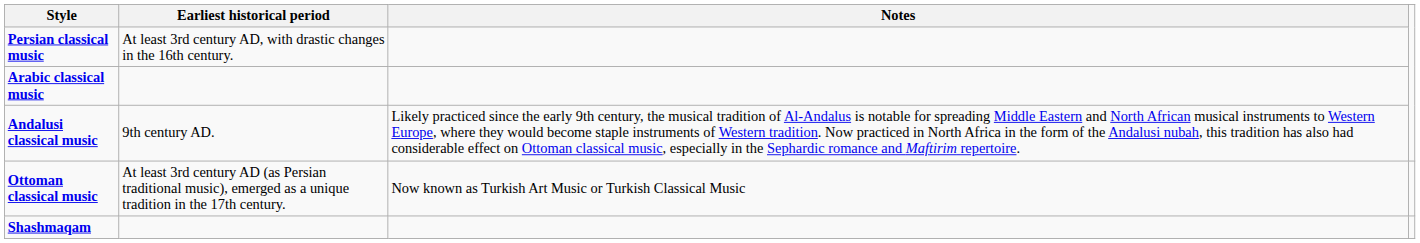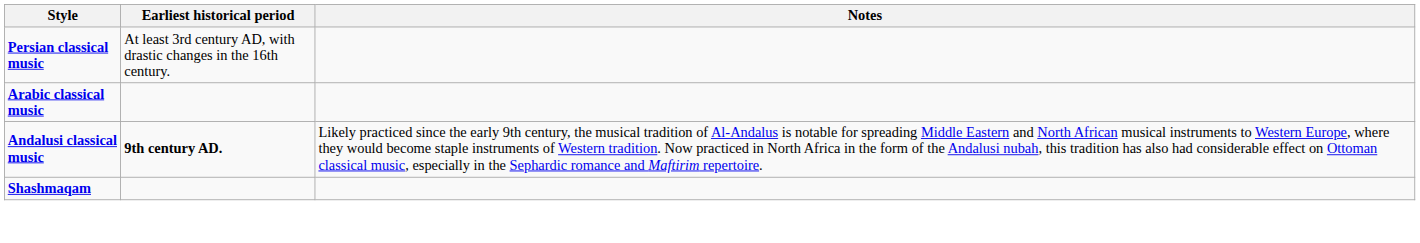(168, 133) normal -> (173, 149) bold
- row: (53, 188)
